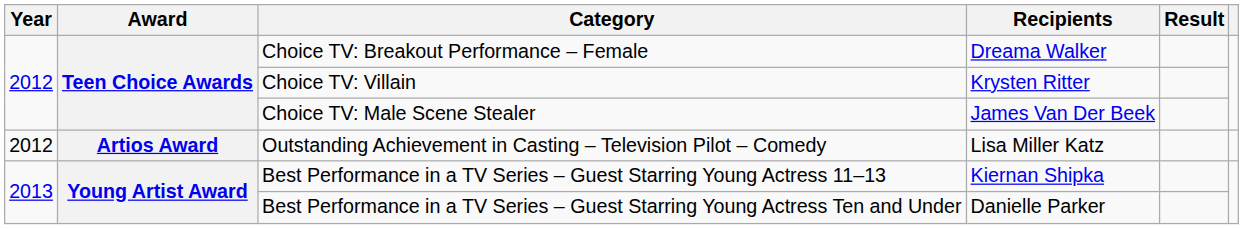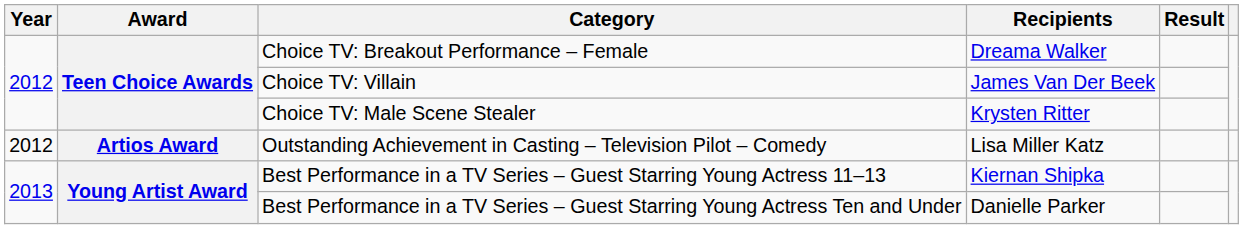(1030, 82) Krysten Ritter -> (1063, 82) James Van Der Beek
(1063, 113) James Van Der Beek -> (1030, 113) Krysten Ritter
